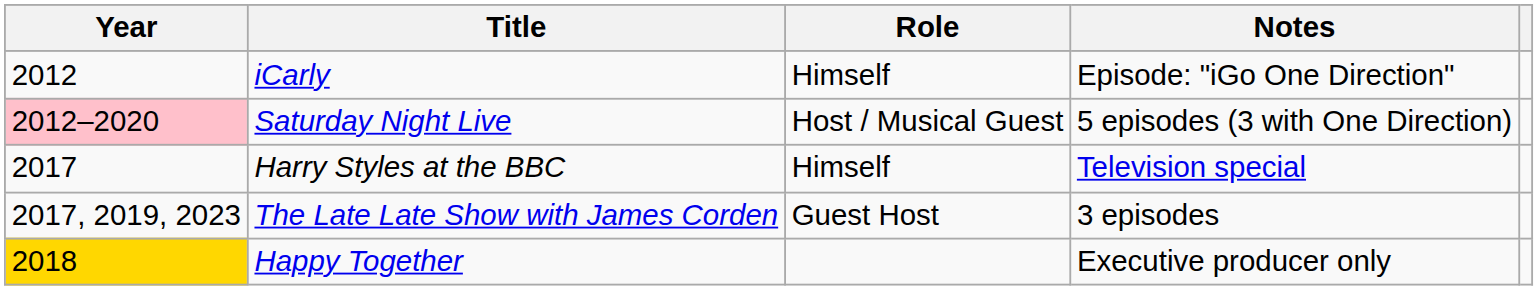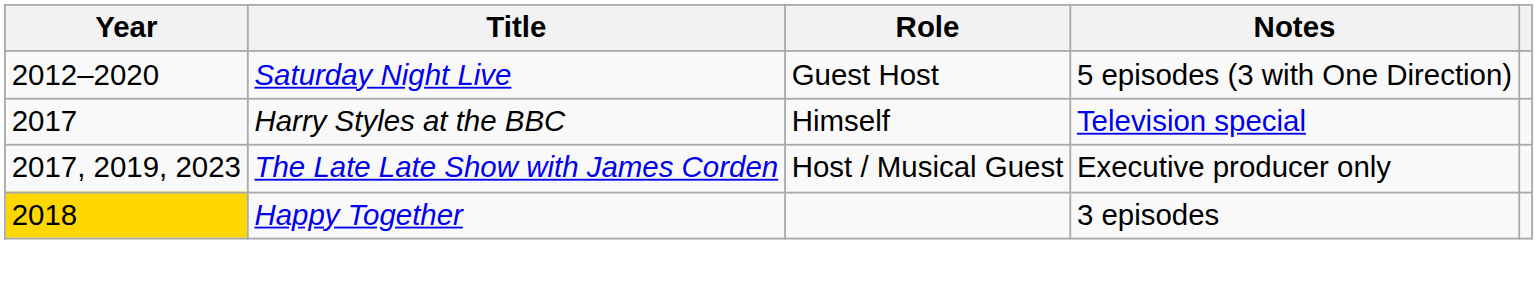- row: (292, 74)
(85, 121) pink background -> (85, 74) no background
(928, 121) Host / Musical Guest -> (865, 74) Guest Host
(865, 214) Guest Host -> (928, 167) Host / Musical Guest
(1148, 214) 3 episodes -> (1234, 167) Executive producer only
(1234, 261) Executive producer only -> (1148, 214) 3 episodes
